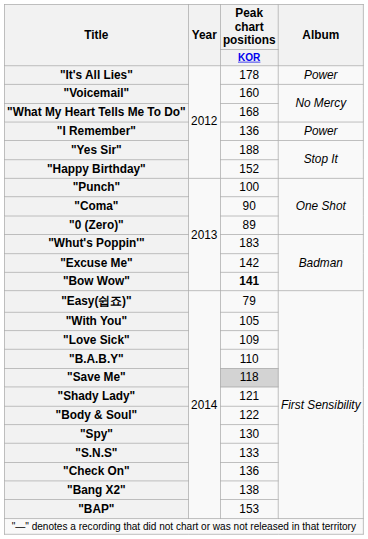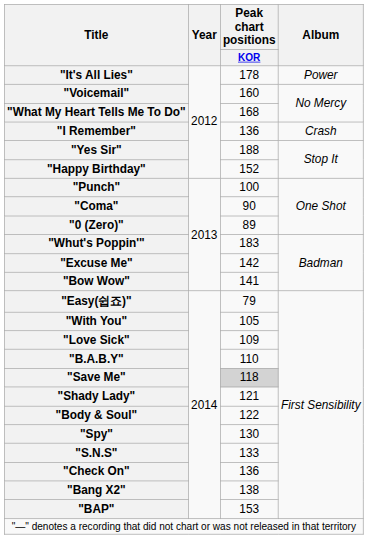(321, 131) Power -> (321, 131) Crash
(249, 281) bold -> (249, 281) normal
